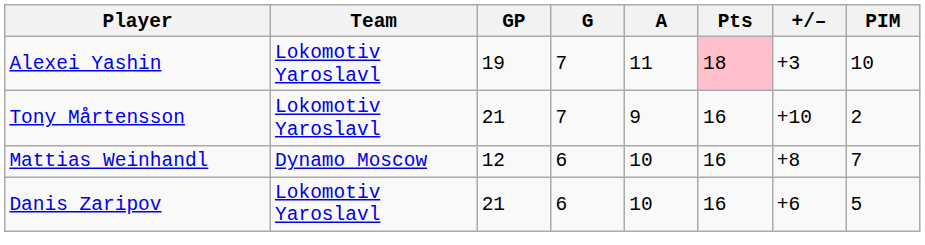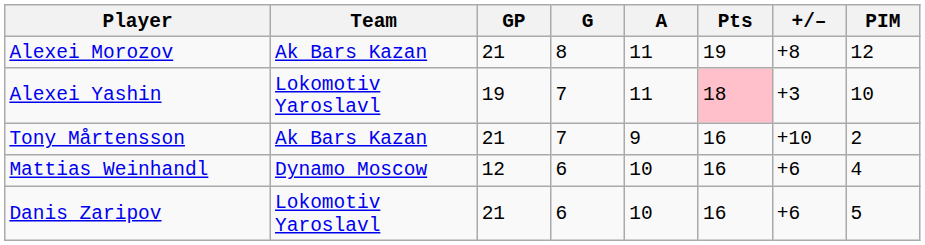+ row: (91, 52)
(328, 118) Lokomotiv Yaroslavl -> (351, 138) Ak Bars Kazan
(788, 161) +8 -> (788, 170) +6
(856, 161) 7 -> (856, 170) 4
